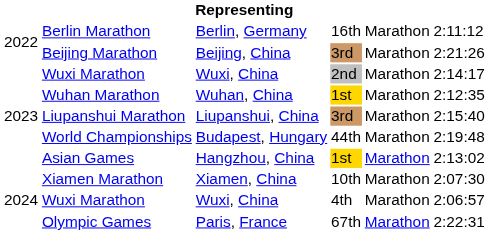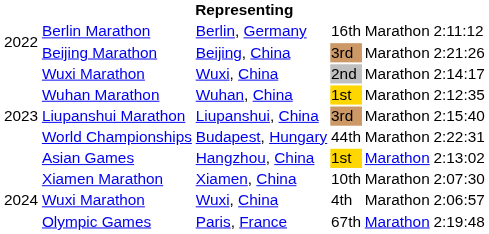(459, 137) 2:19:48 -> (459, 137) 2:22:31
(459, 221) 2:22:31 -> (459, 221) 2:19:48
